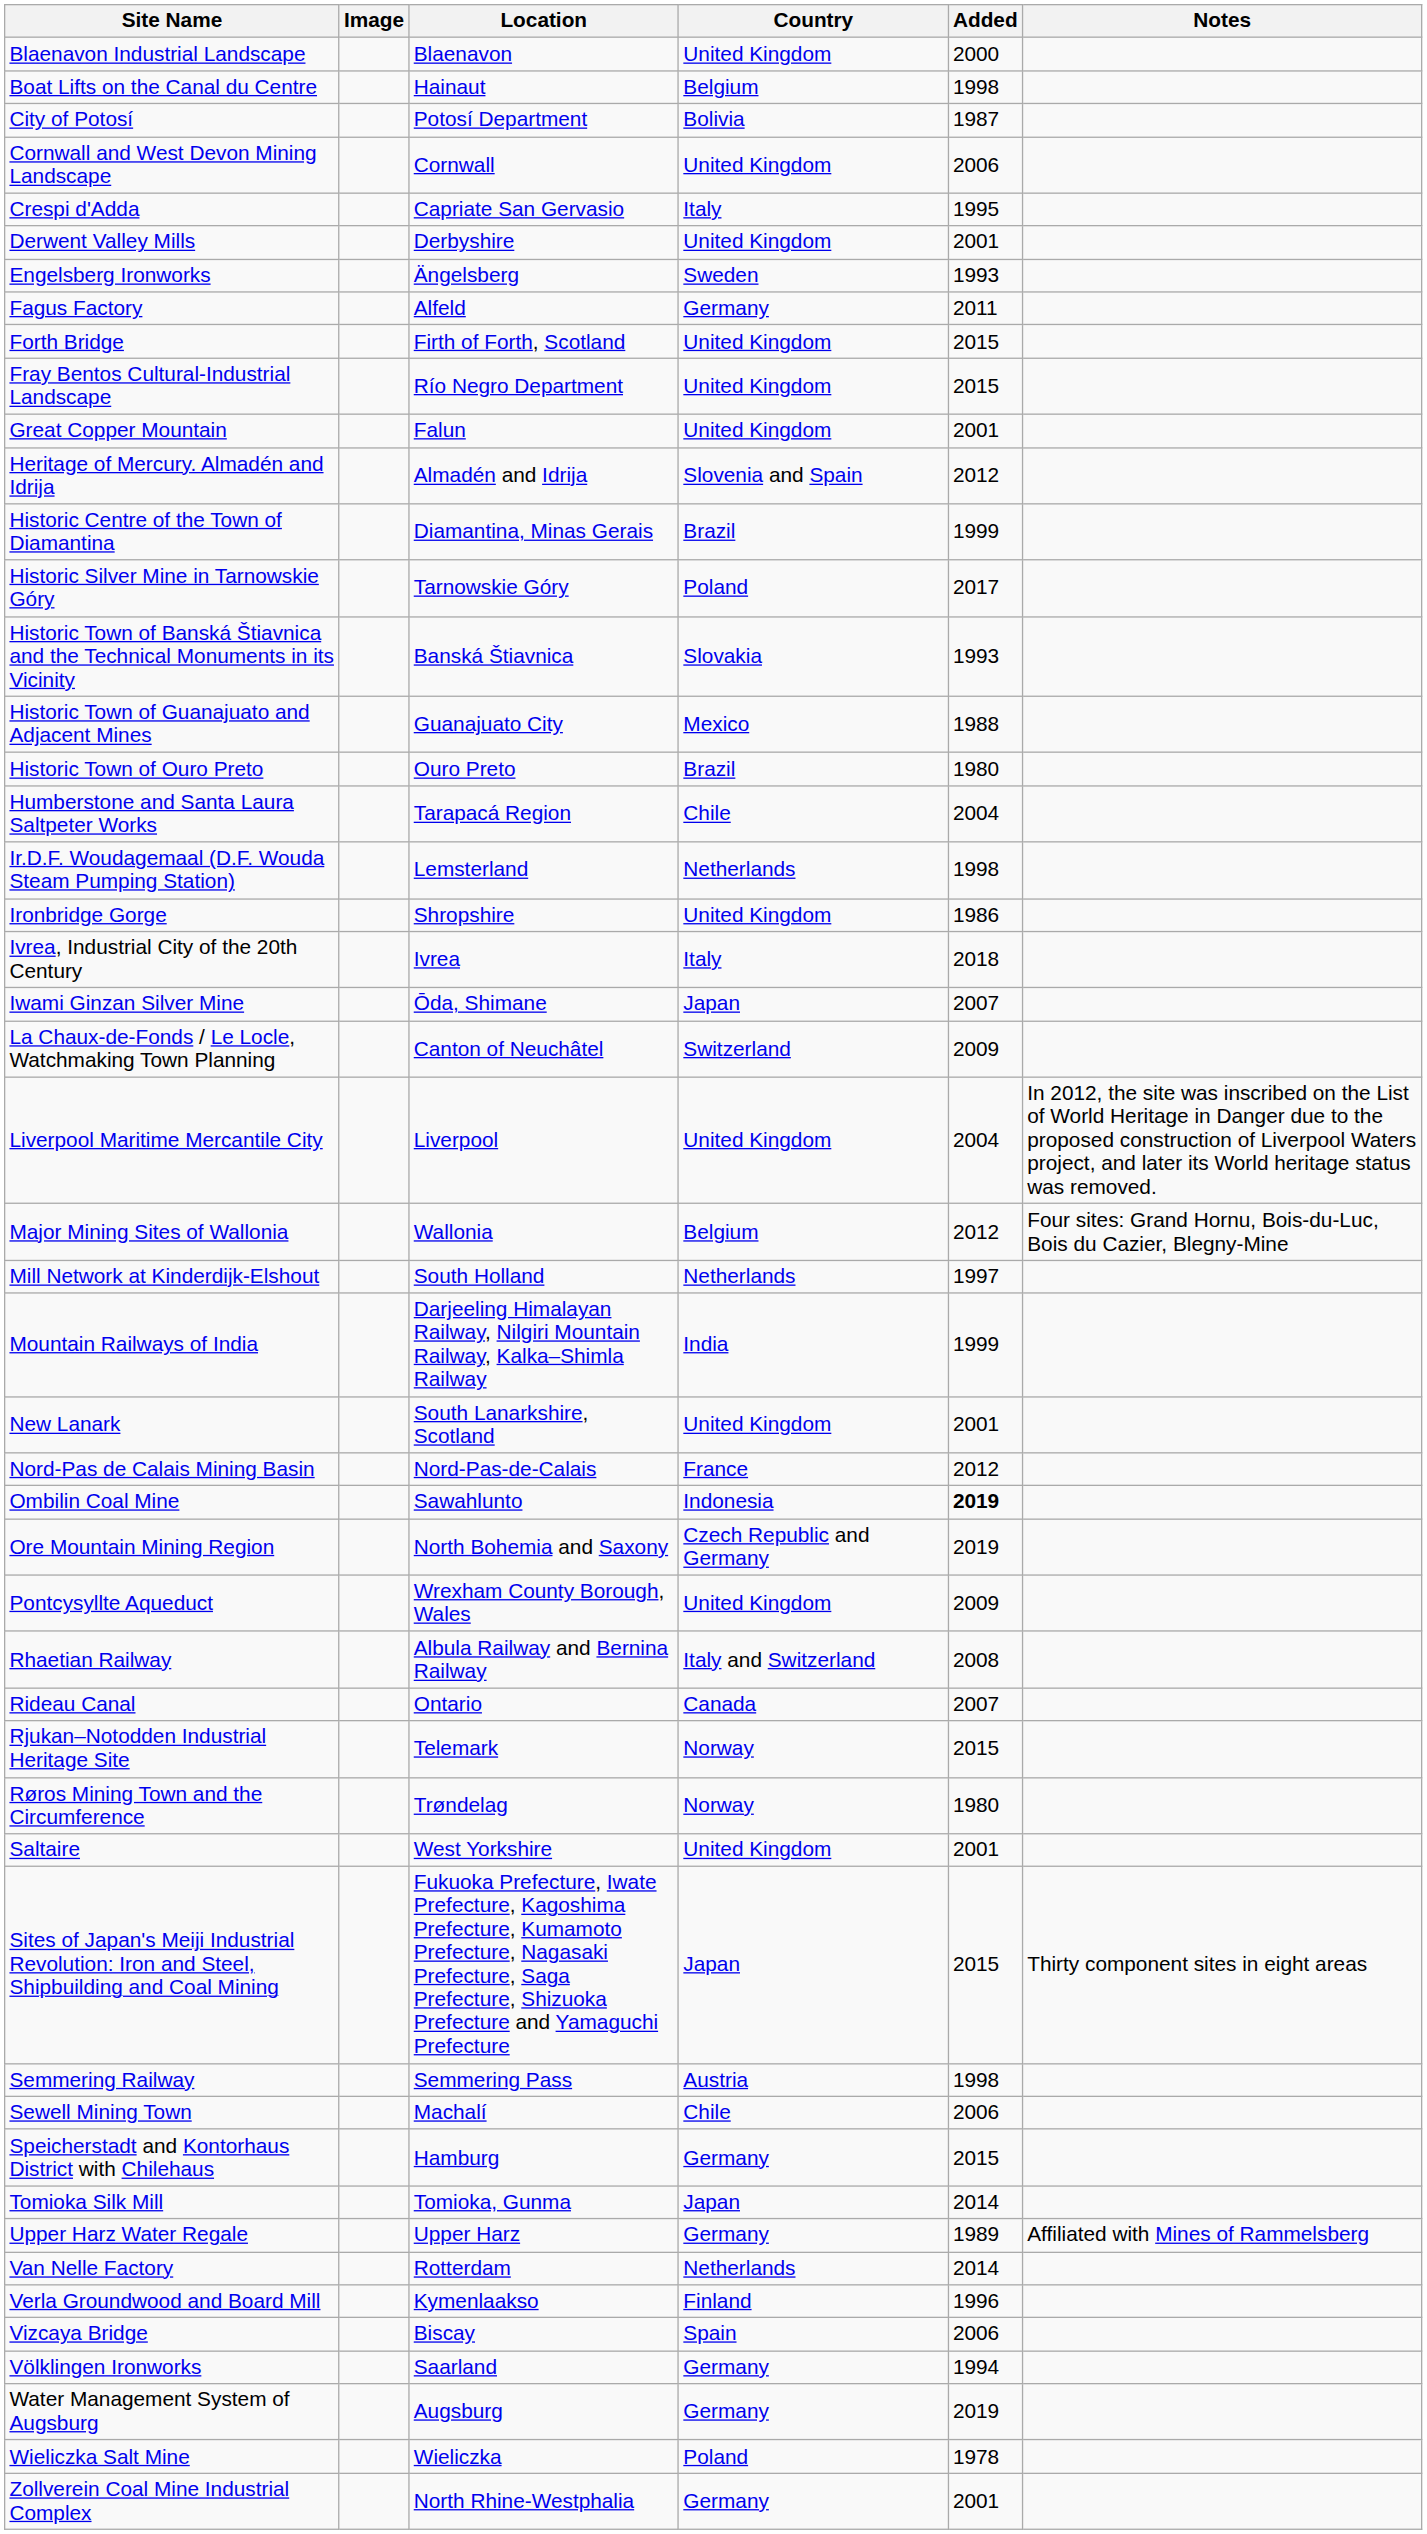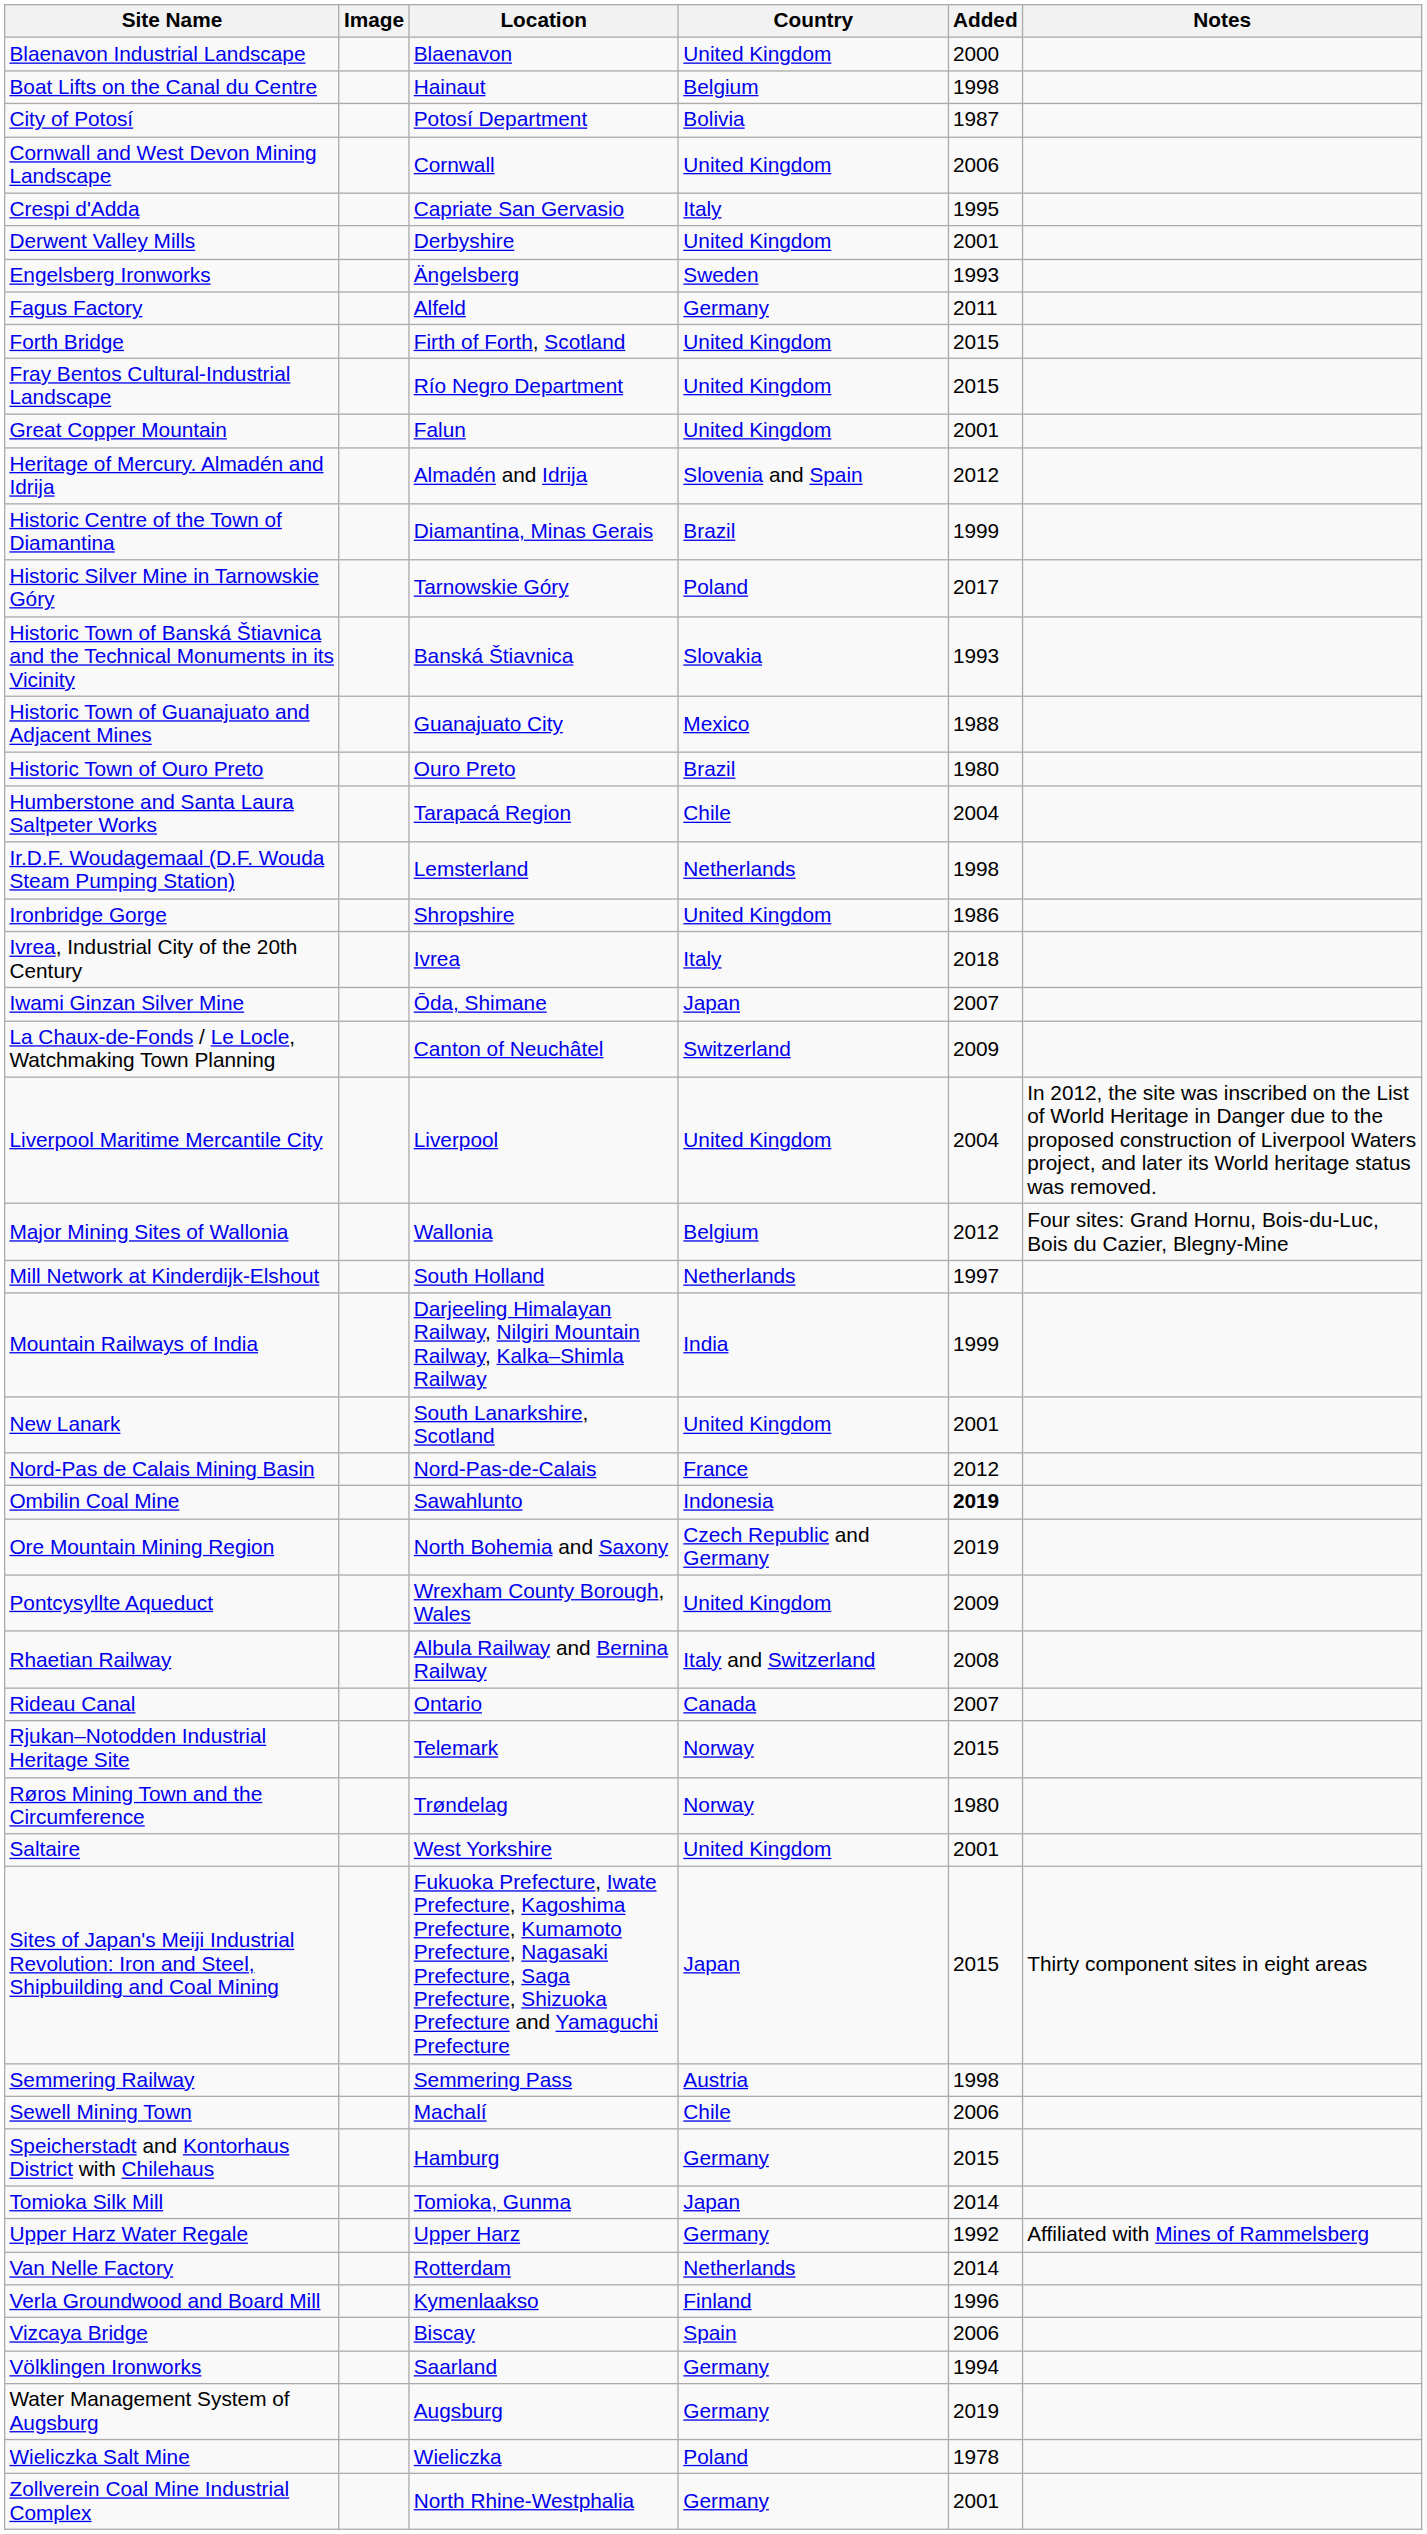(976, 2235) 1989 -> (976, 2235) 1992
